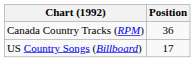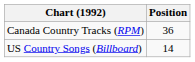(168, 48) 17 -> (168, 48) 14
